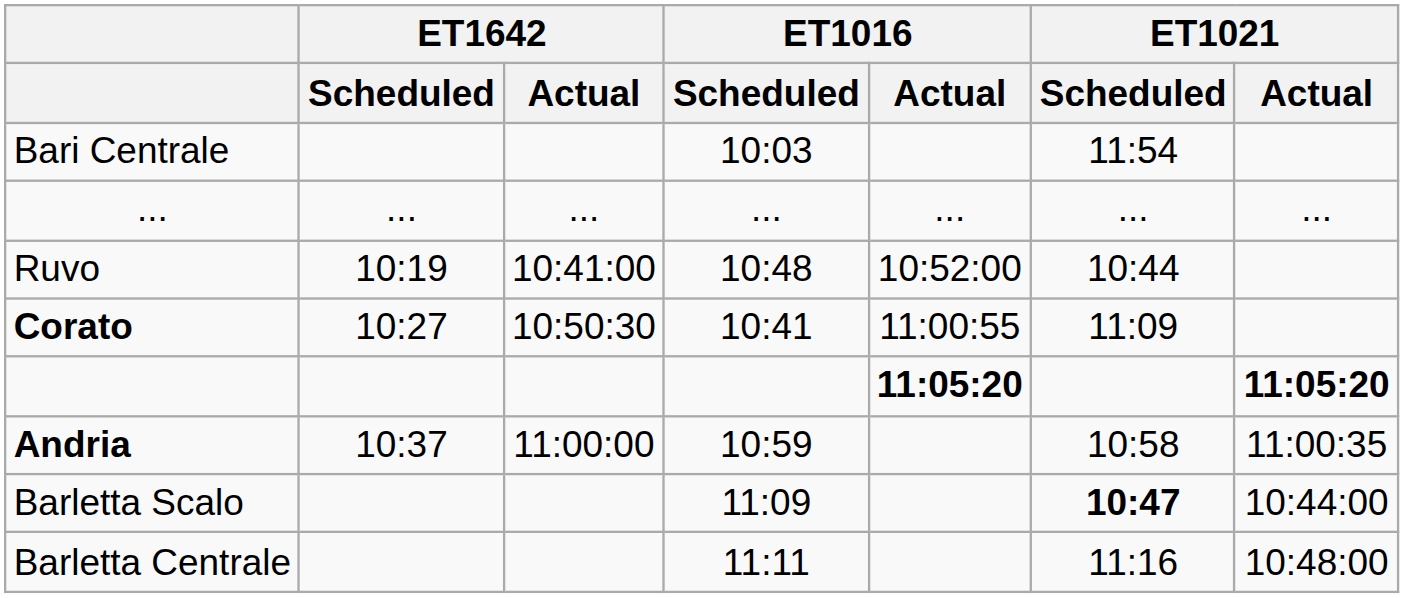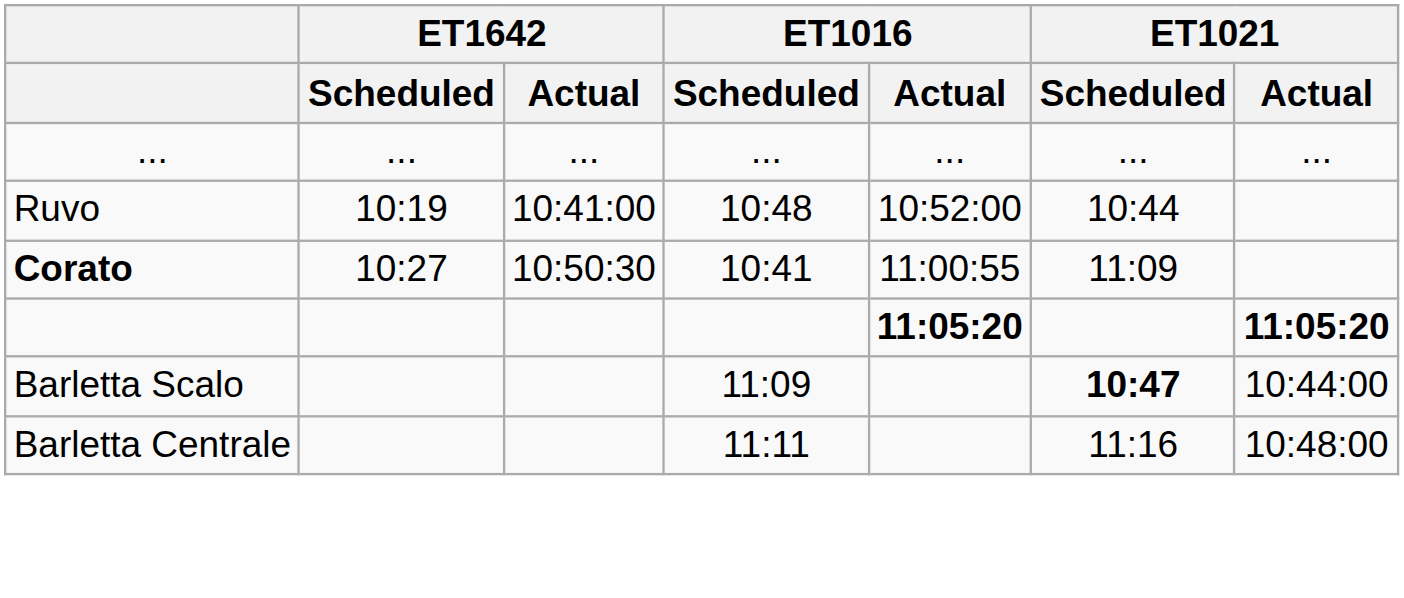- row: (122, 151)
- row: (72, 444)
